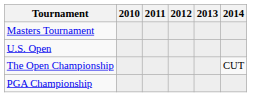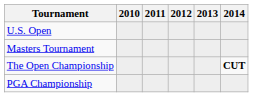rows swapped: (50, 31) <-> (29, 48)
(234, 66) normal -> (234, 66) bold
